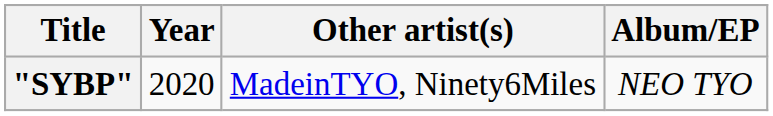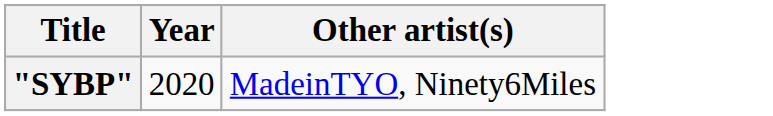- column: (685, 30)
